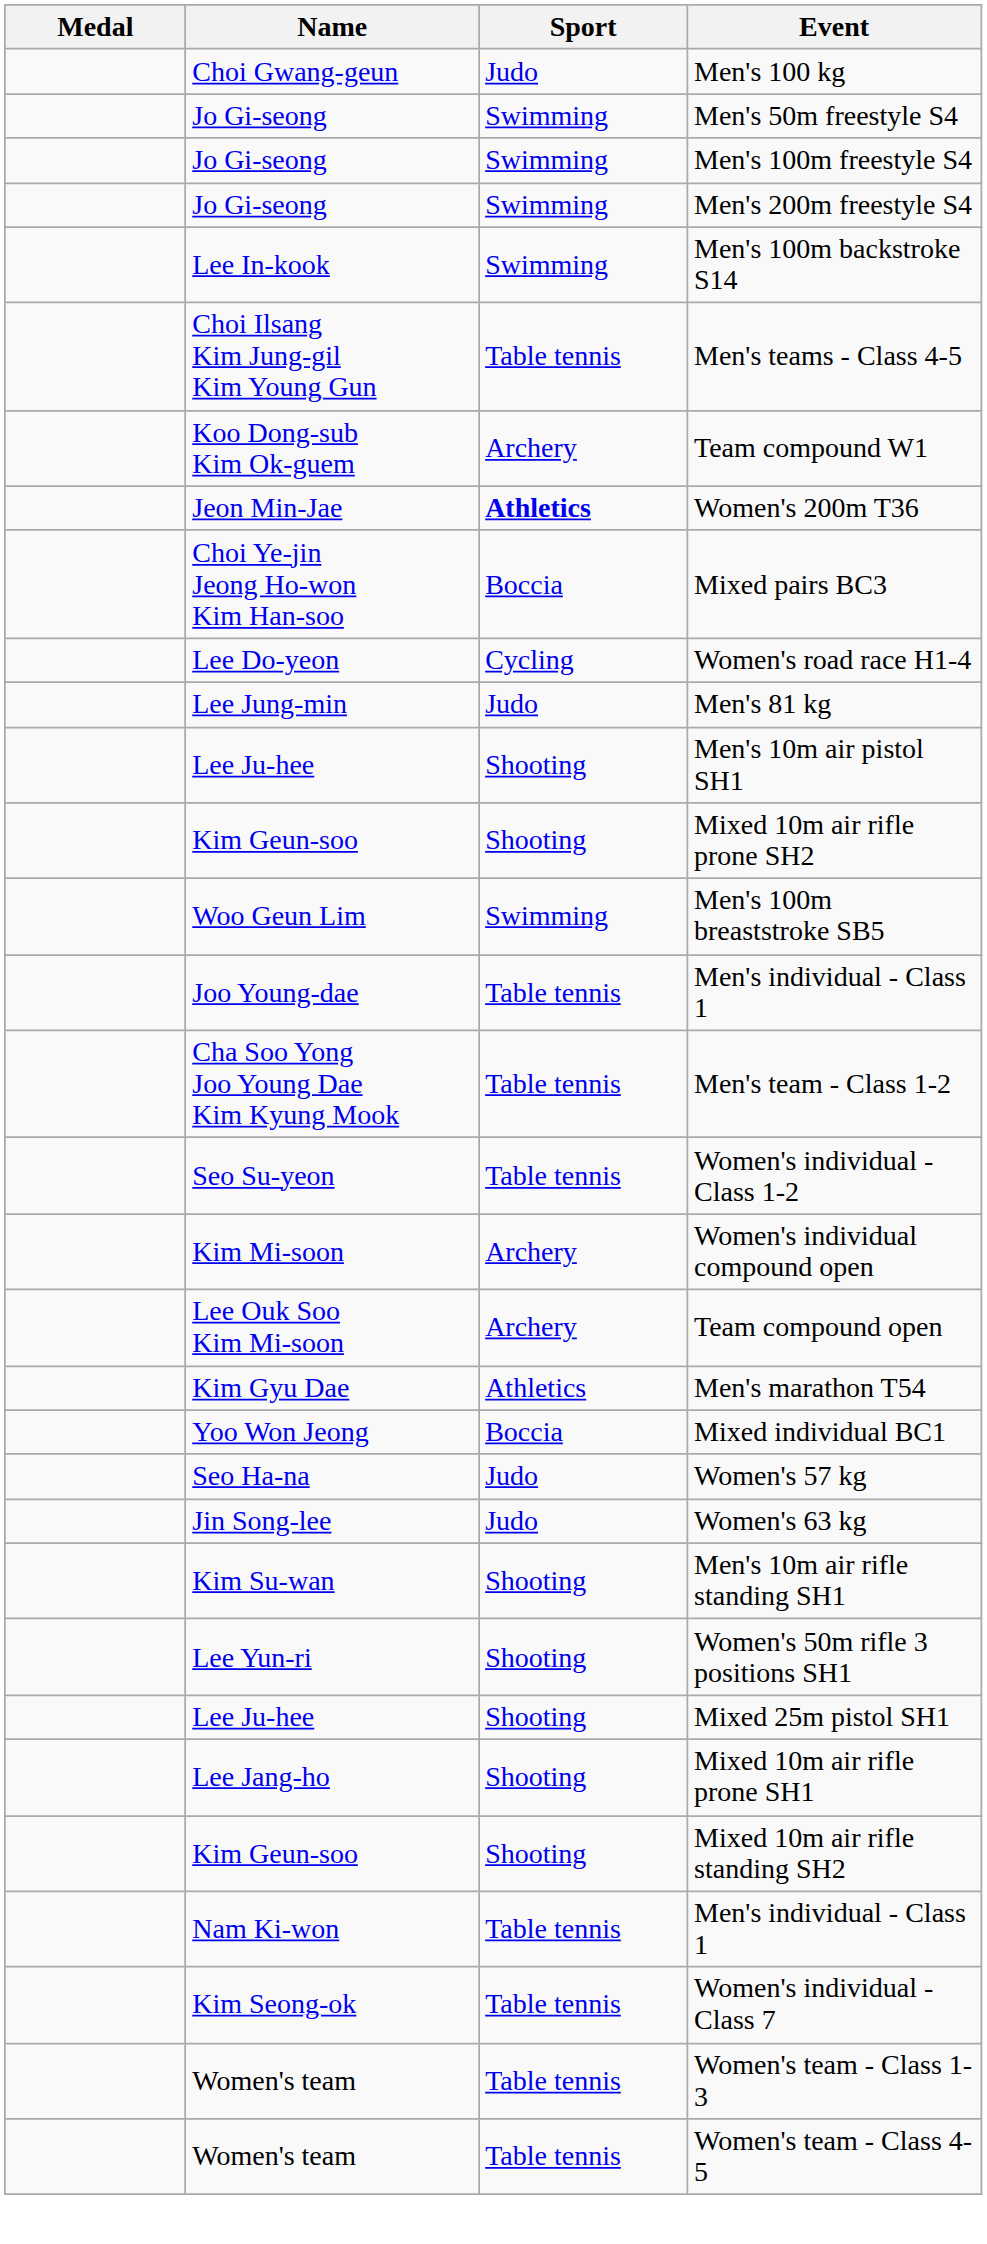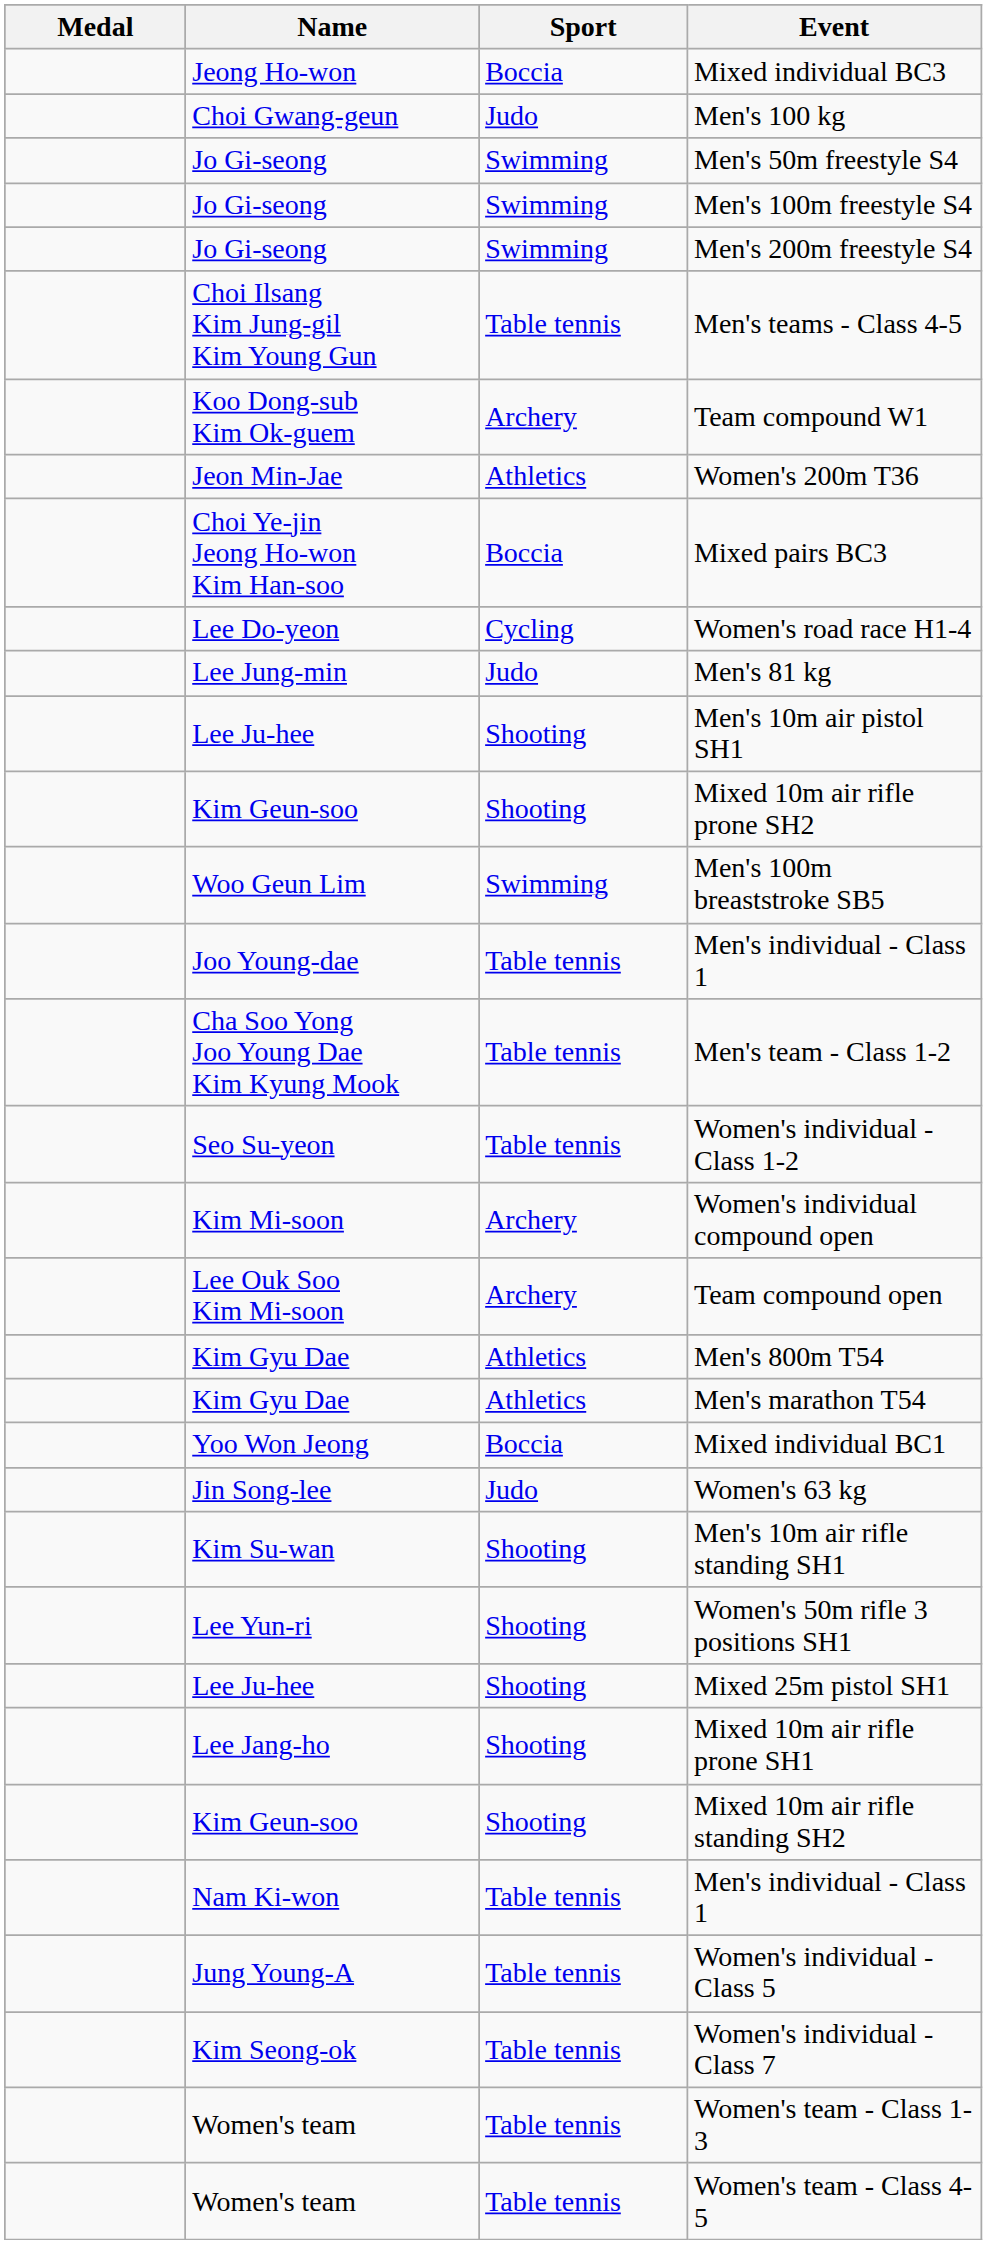+ row: (274, 71)
- row: (261, 264)
(538, 507) bold -> (536, 476) normal
+ row: (271, 1355)
- row: (251, 1476)
+ row: (273, 1973)
